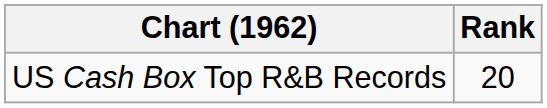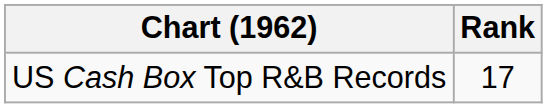(498, 77) 20 -> (498, 77) 17
